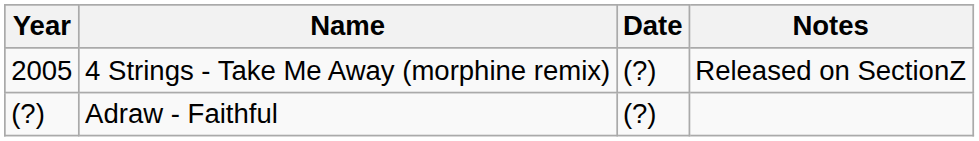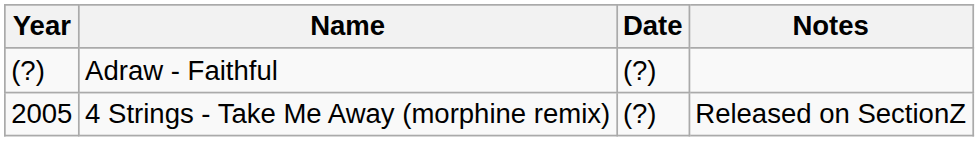rows swapped: (181, 113) <-> (348, 69)
